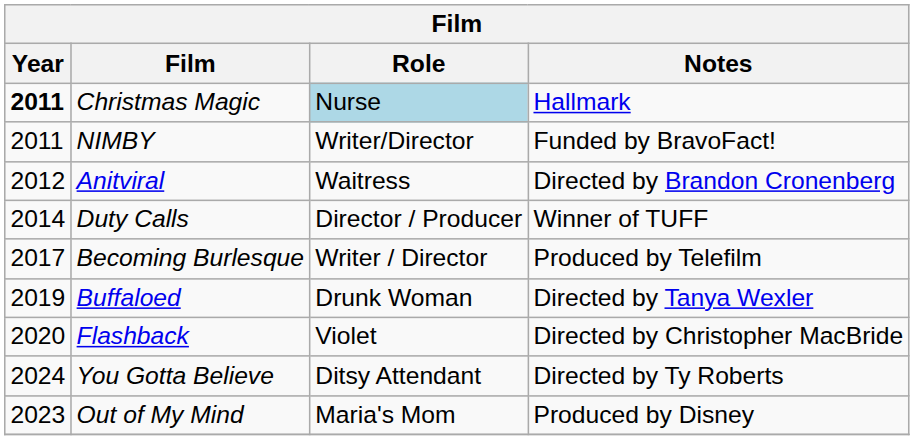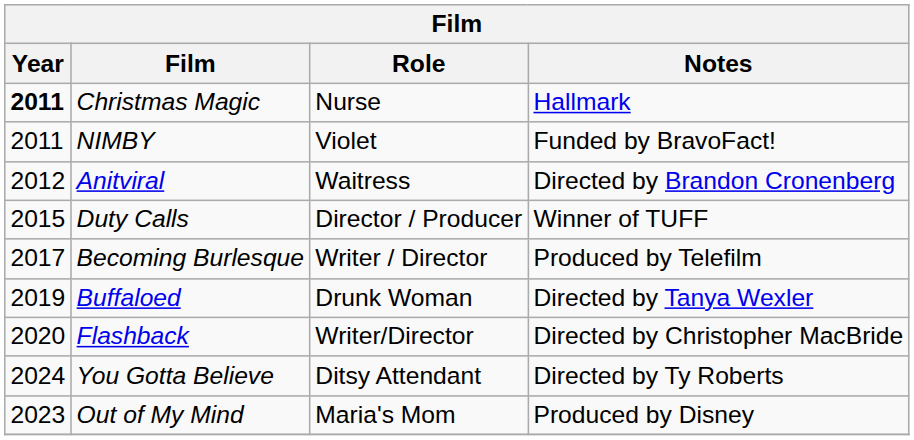(348, 102) lightblue background -> (348, 102) no background
(395, 141) Writer/Director -> (346, 141) Violet
(38, 219) 2014 -> (38, 219) 2015
(346, 336) Violet -> (395, 336) Writer/Director
